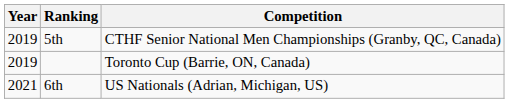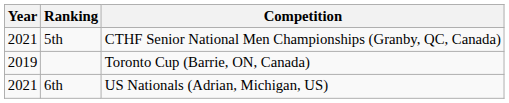(23, 39) 2019 -> (23, 39) 2021
